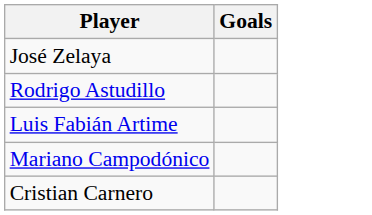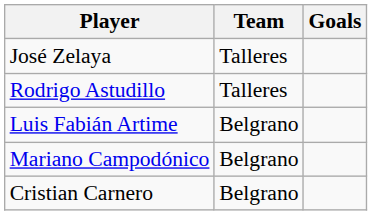+ column: (259, 21)
